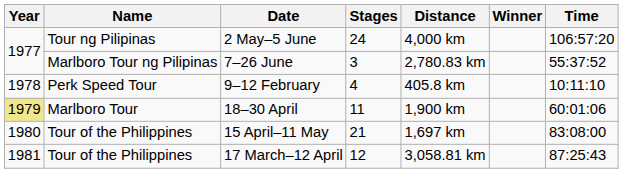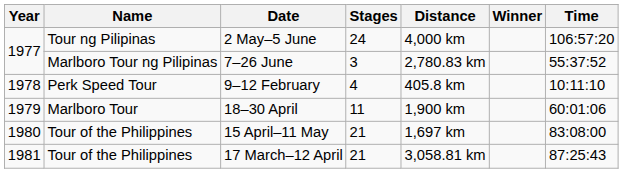(24, 109) khaki background -> (24, 109) no background
(358, 156) 12 -> (358, 156) 21
